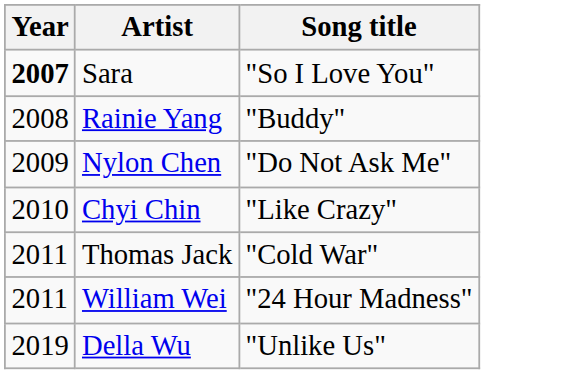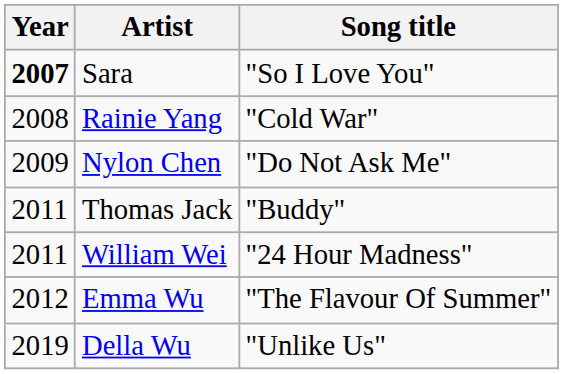(295, 118) "Buddy" -> (312, 118) "Cold War"
- row: (141, 208)
(312, 254) "Cold War" -> (295, 208) "Buddy"
+ row: (143, 299)
